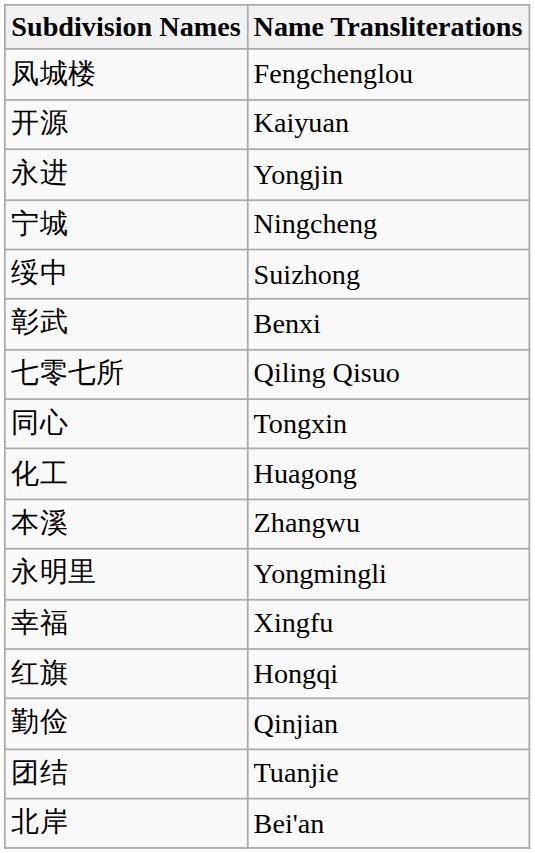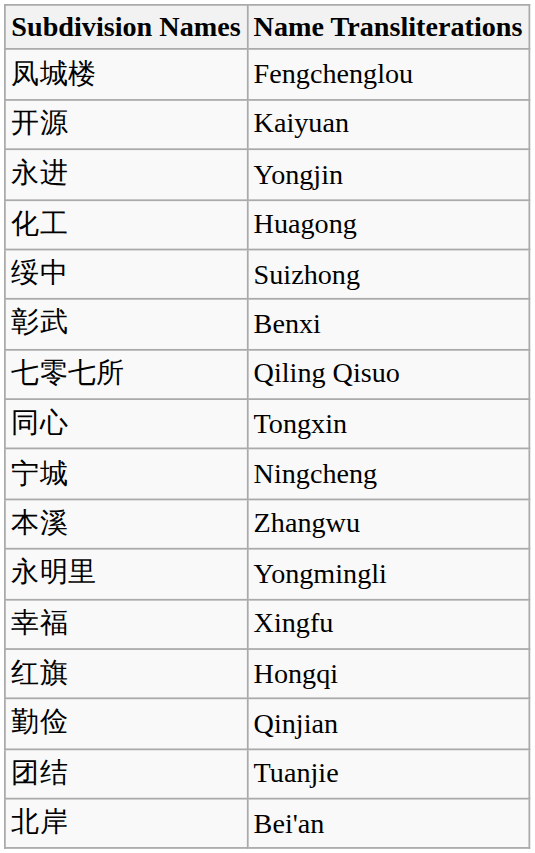rows swapped: (40, 472) <-> (40, 223)
